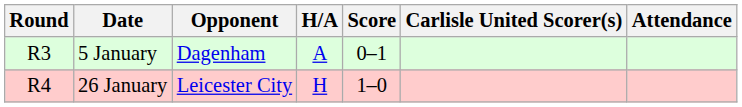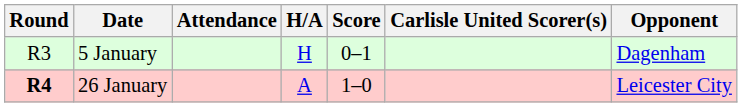columns swapped: (234, 20) <-> (682, 20)
(320, 53) A -> (304, 53) H
(39, 85) normal -> (39, 85) bold
(320, 85) H -> (304, 85) A
